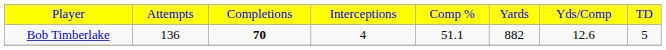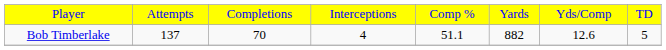(170, 34) 136 -> (170, 34) 137
(259, 34) bold -> (259, 34) normal
